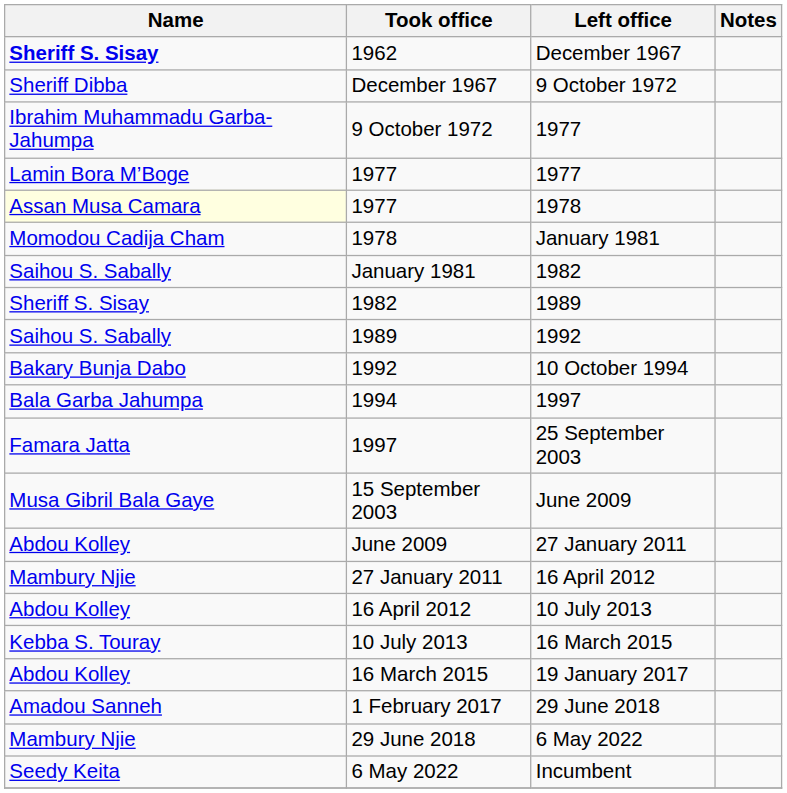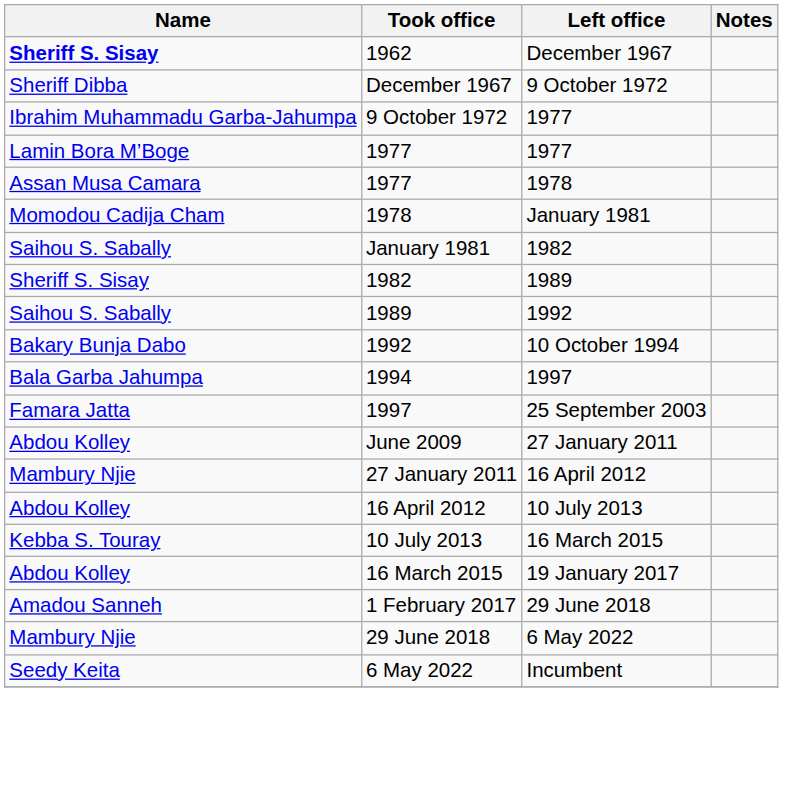(105, 206) lightyellow background -> (105, 183) no background
- row: (416, 500)
